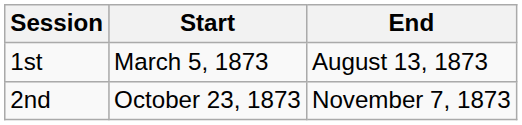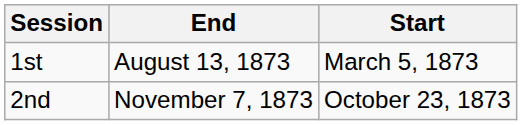columns swapped: (207, 23) <-> (411, 23)
